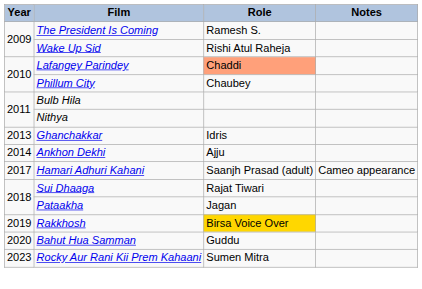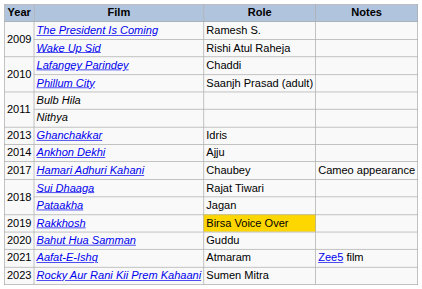(224, 65) lightsalmon background -> (224, 65) no background
(228, 83) Chaubey -> (260, 83) Saanjh Prasad (adult)
(260, 170) Saanjh Prasad (adult) -> (228, 170) Chaubey
+ row: (67, 258)
